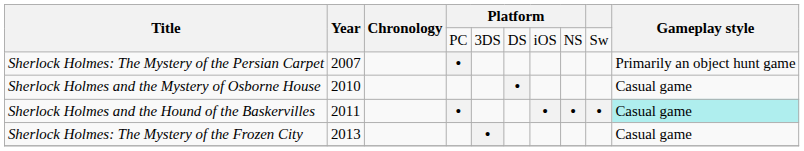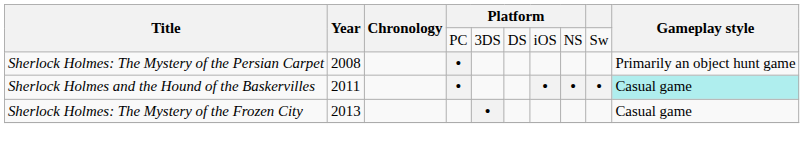(346, 63) 2007 -> (346, 63) 2008
- row: (164, 87)
